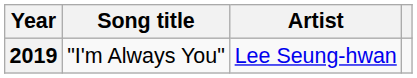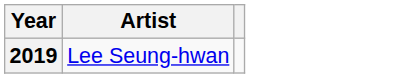- column: (146, 21)
